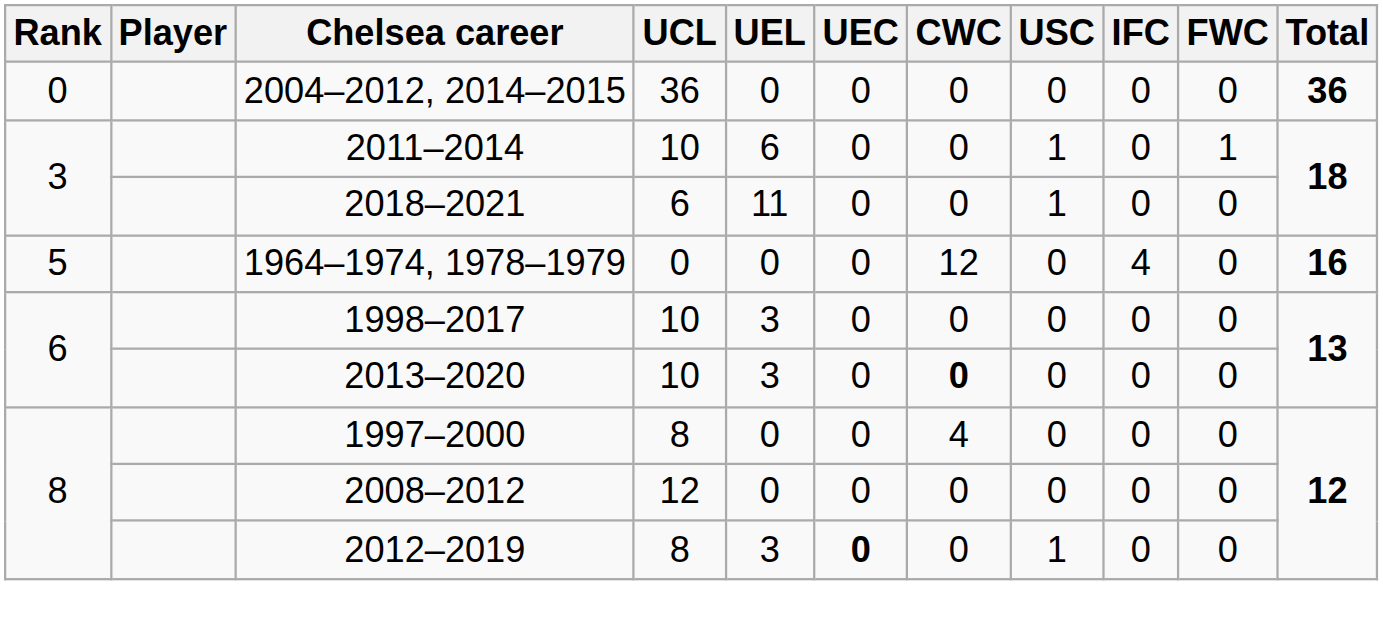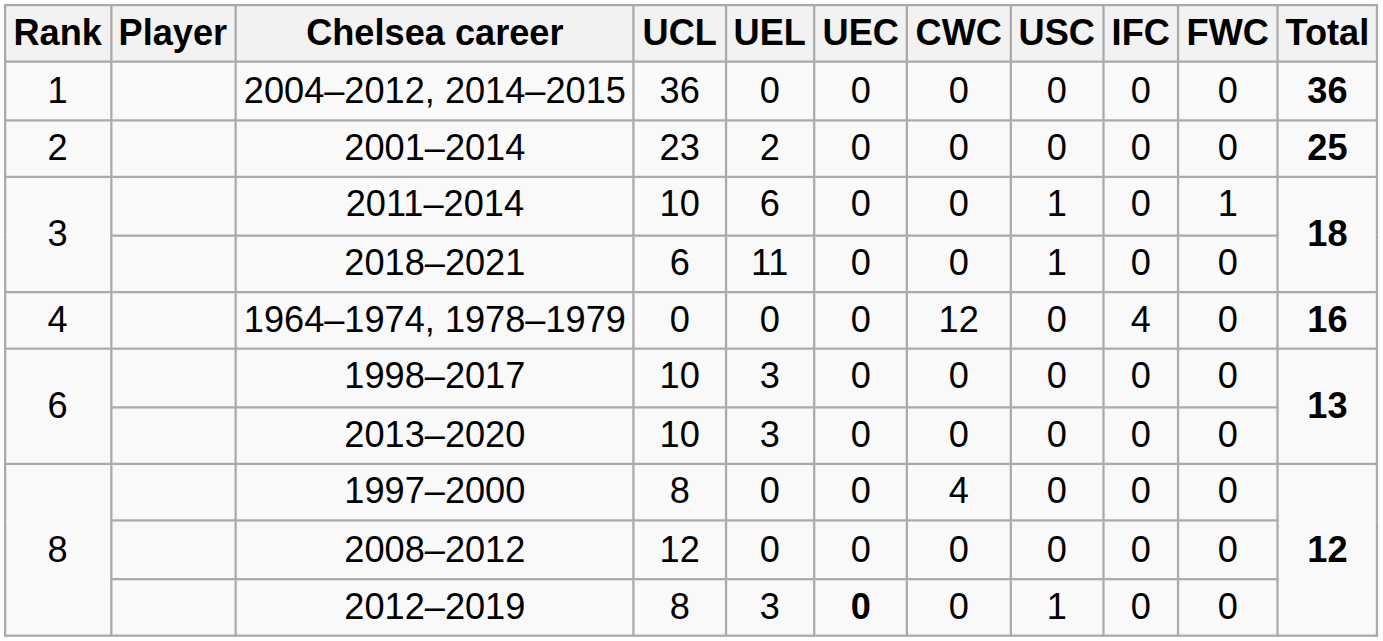(58, 90) 0 -> (58, 90) 1
+ row: (435, 147)
(58, 262) 5 -> (58, 319) 4
(959, 377) bold -> (959, 434) normal
